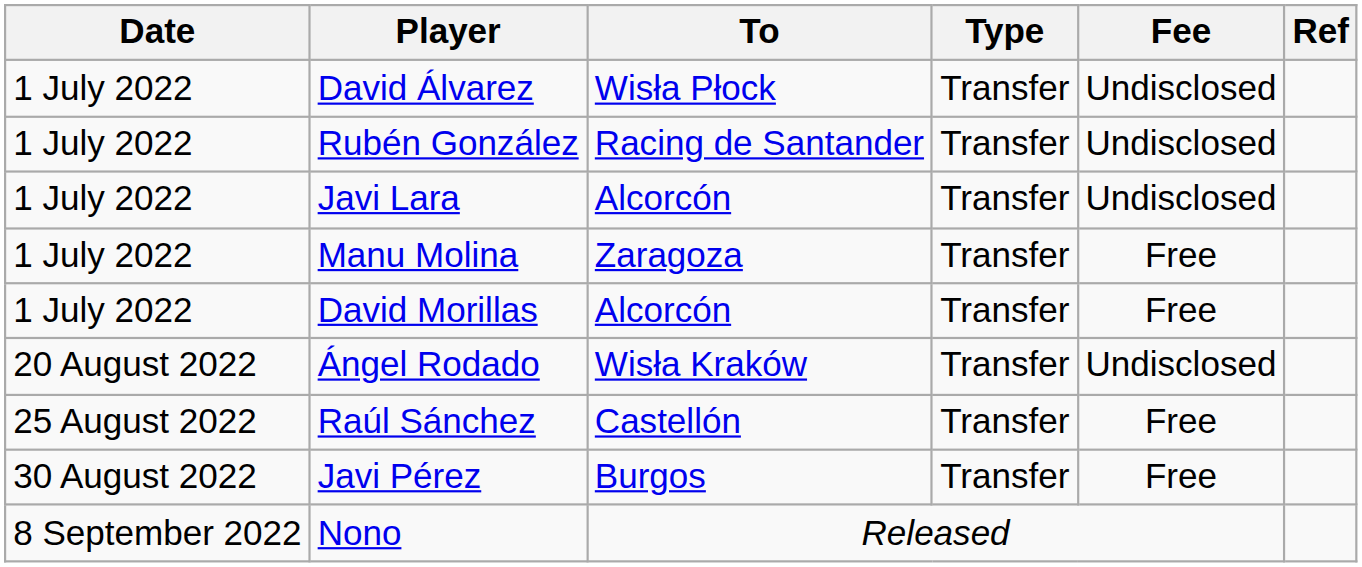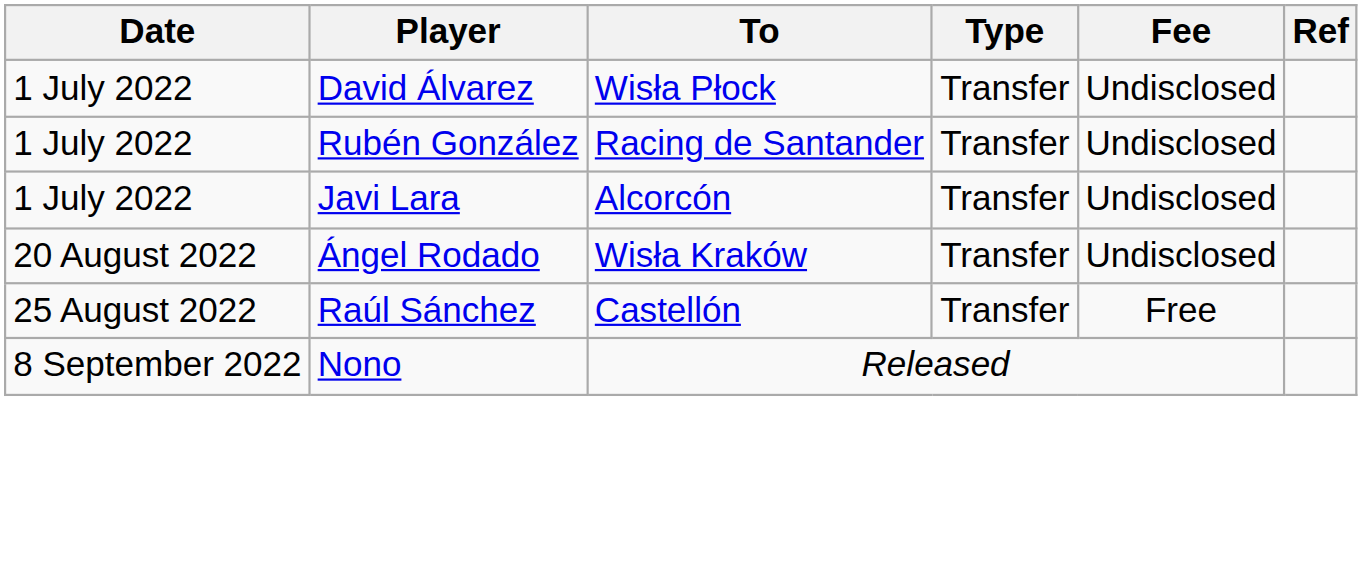- row: (418, 254)
- row: (428, 310)
- row: (399, 476)
